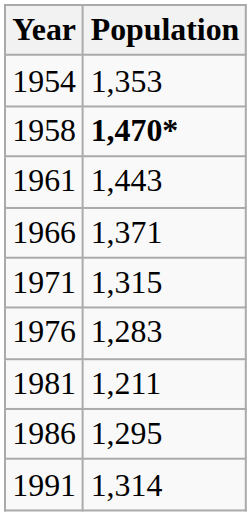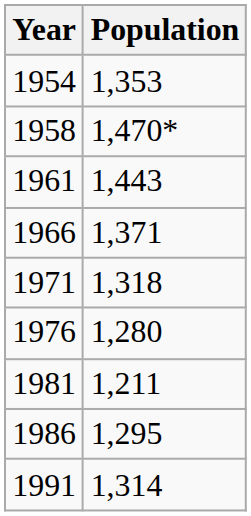(134, 130) bold -> (134, 130) normal
(127, 282) 1,315 -> (127, 282) 1,318
(127, 332) 1,283 -> (127, 332) 1,280
